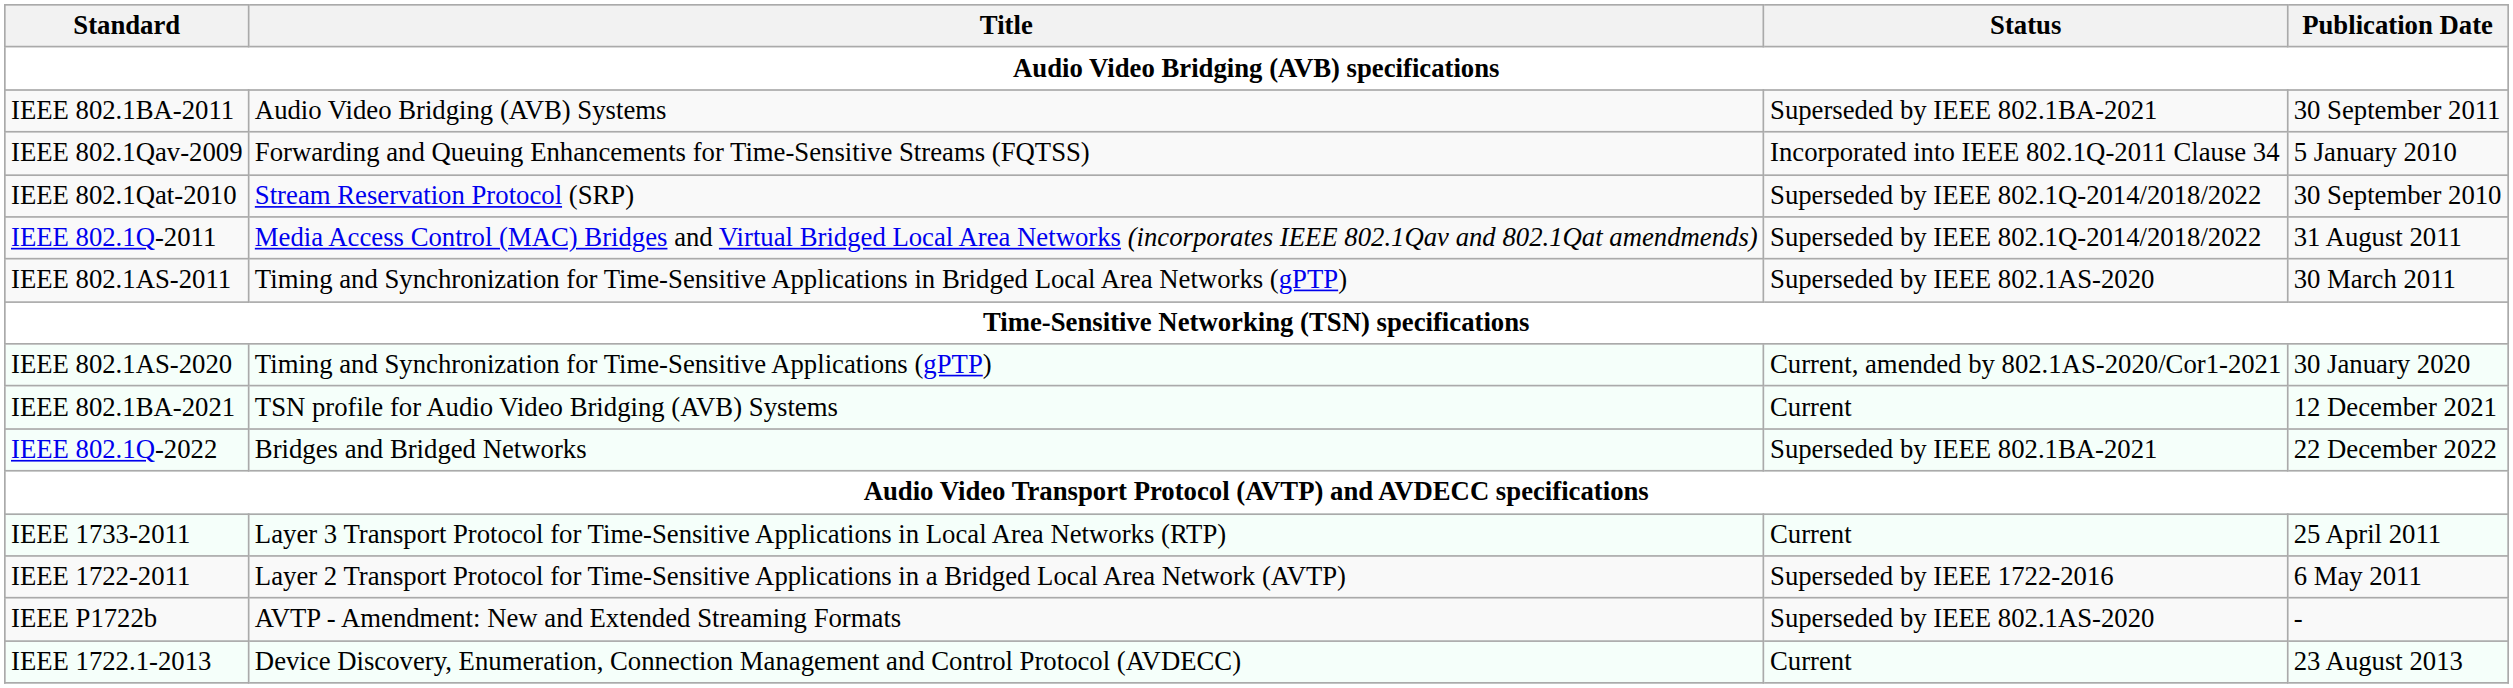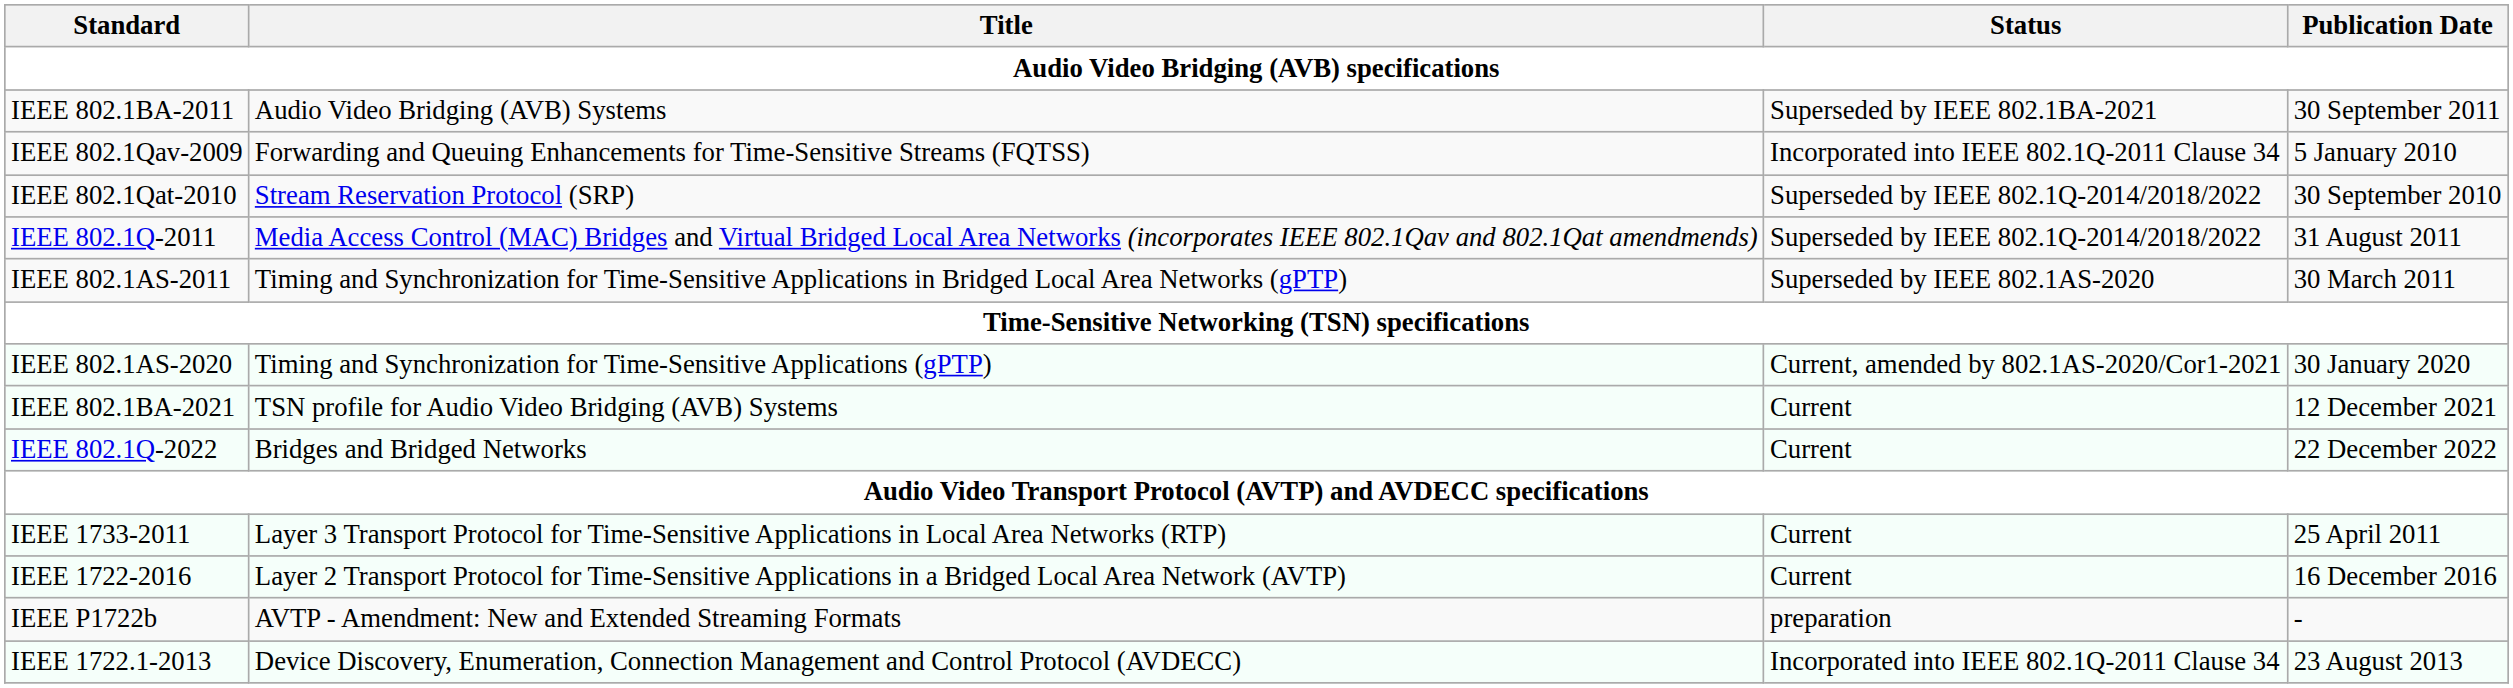(1964, 449) Superseded by IEEE 802.1BA-2021 -> (1811, 449) Current
- row: (101, 576)
+ row: (101, 576)
(1962, 618) Superseded by IEEE 802.1AS-2020 -> (1831, 618) preparation
(1811, 661) Current -> (2025, 661) Incorporated into IEEE 802.1Q-2011 Clause 34
